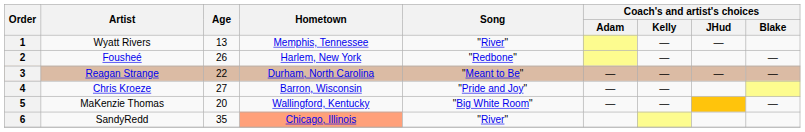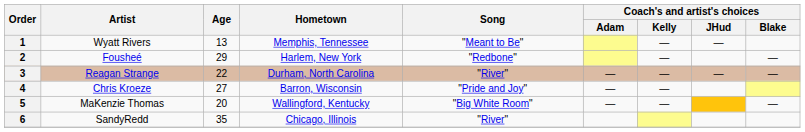(493, 43) "River" -> (493, 43) "Meant to Be"
(222, 58) 26 -> (222, 58) 29
(493, 73) "Meant to Be" -> (493, 73) "River"
(321, 119) lightsalmon background -> (321, 119) no background
